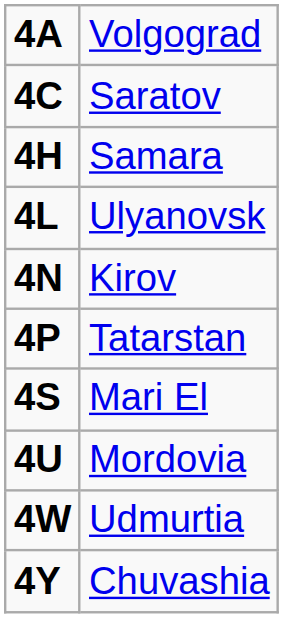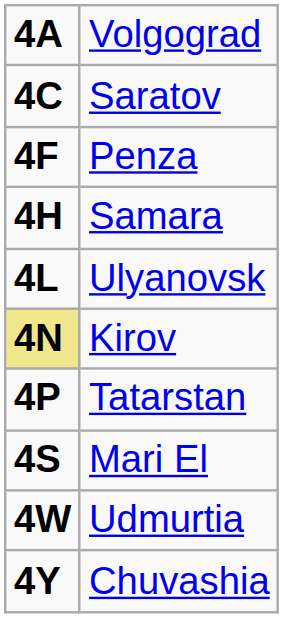+ row: (143, 156)
(38, 277) no background -> (38, 338) khaki background
- row: (168, 459)
